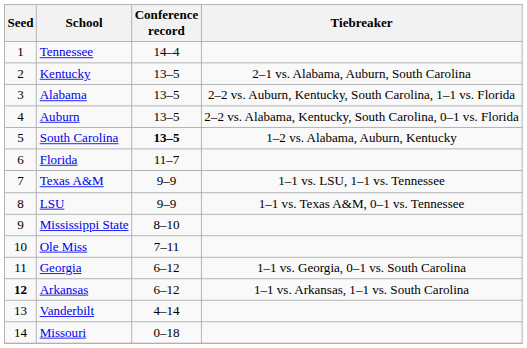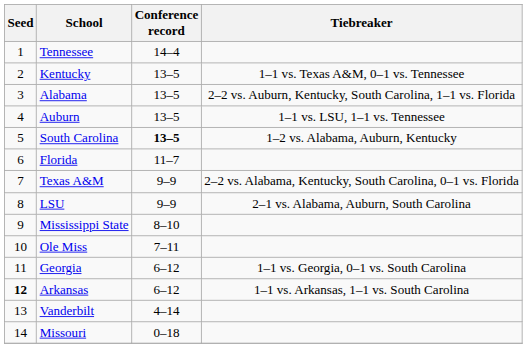(362, 74) 2–1 vs. Alabama, Auburn, South Carolina -> (362, 74) 1–1 vs. Texas A&M, 0–1 vs. Tennessee
(362, 117) 2–2 vs. Alabama, Kentucky, South Carolina, 0–1 vs. Florida -> (362, 117) 1–1 vs. LSU, 1–1 vs. Tennessee
(362, 181) 1–1 vs. LSU, 1–1 vs. Tennessee -> (362, 181) 2–2 vs. Alabama, Kentucky, South Carolina, 0–1 vs. Florida
(362, 203) 1–1 vs. Texas A&M, 0–1 vs. Tennessee -> (362, 203) 2–1 vs. Alabama, Auburn, South Carolina
